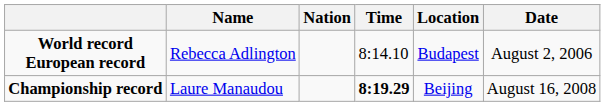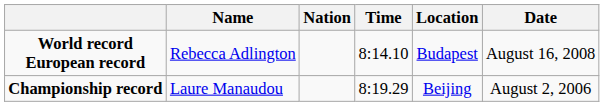(542, 52) August 2, 2006 -> (541, 52) August 16, 2008
(384, 88) bold -> (384, 88) normal
(542, 88) August 16, 2008 -> (541, 88) August 2, 2006
